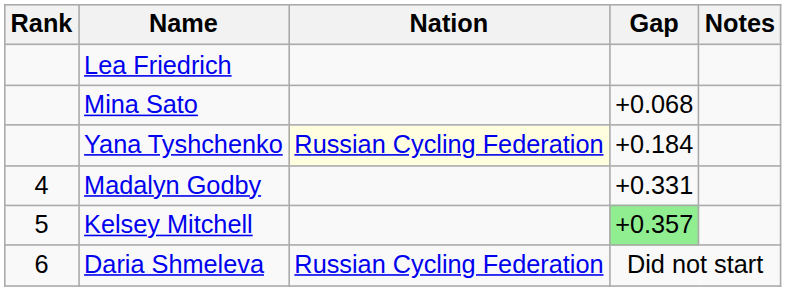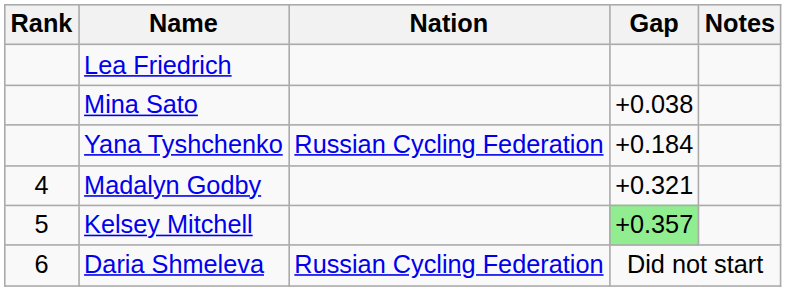(654, 104) +0.068 -> (654, 104) +0.038
(449, 144) lightyellow background -> (449, 144) no background
(654, 184) +0.331 -> (654, 184) +0.321
